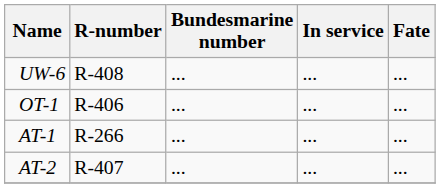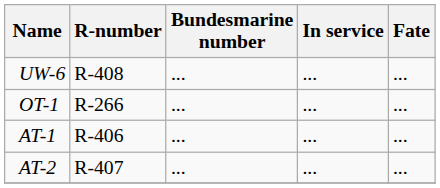(101, 104) R-406 -> (101, 104) R-266
(101, 135) R-266 -> (101, 135) R-406
